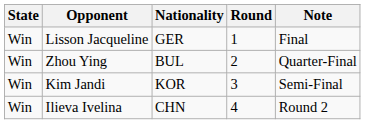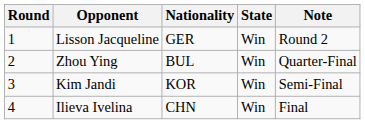columns swapped: (251, 15) <-> (23, 15)
(294, 38) Final -> (303, 38) Round 2
(303, 107) Round 2 -> (294, 107) Final
